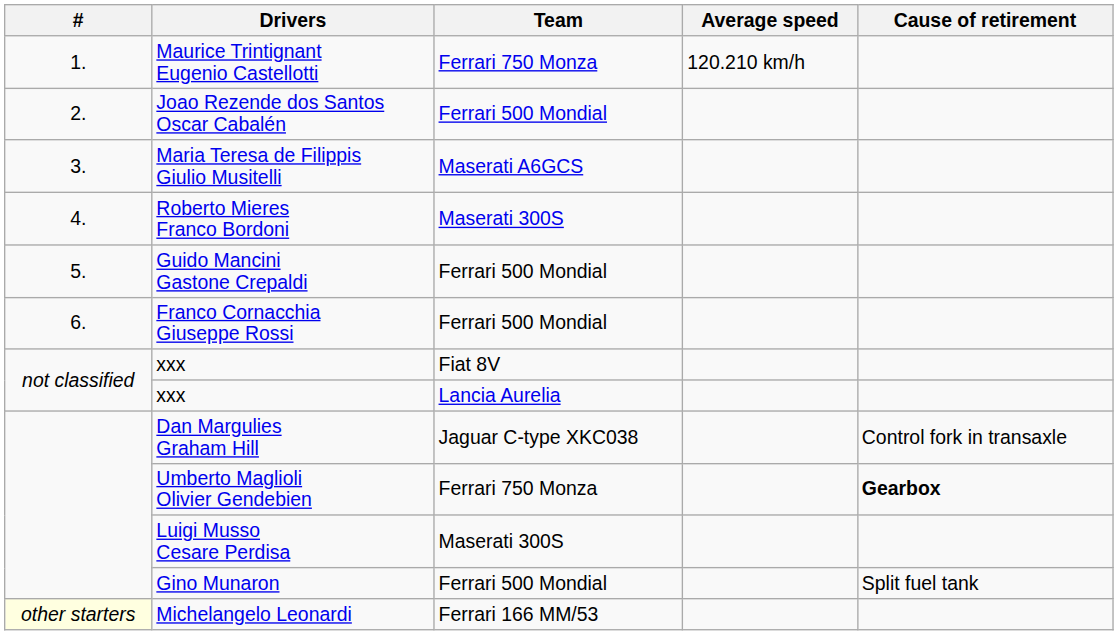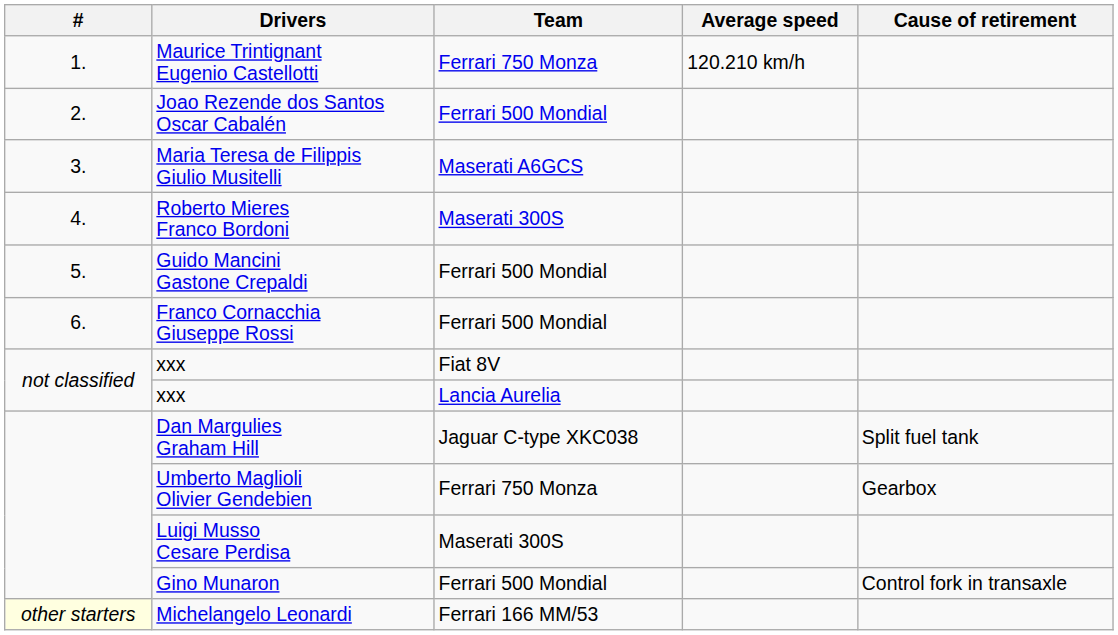(964, 437) Control fork in transaxle -> (920, 437) Split fuel tank
(901, 490) bold -> (899, 490) normal
(920, 583) Split fuel tank -> (964, 583) Control fork in transaxle
